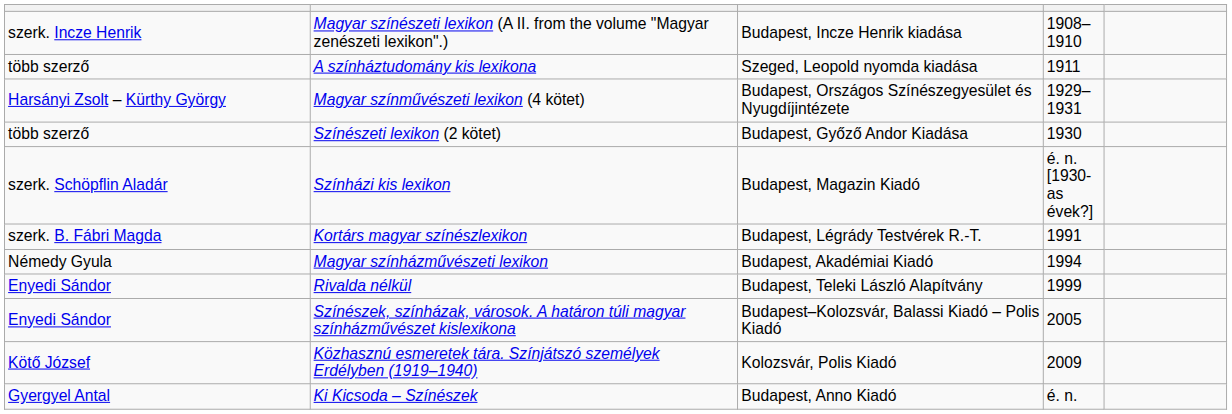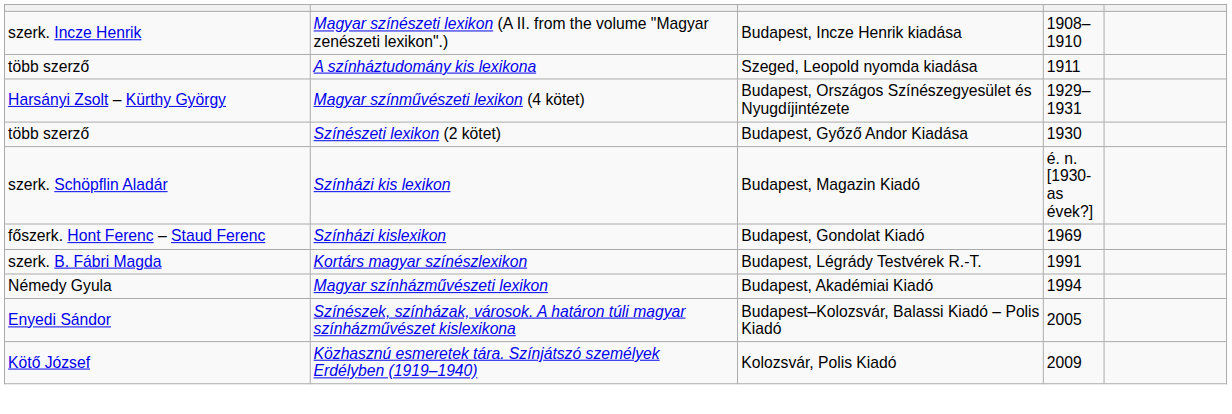+ row: (380, 236)
- row: (362, 286)
- row: (396, 396)
